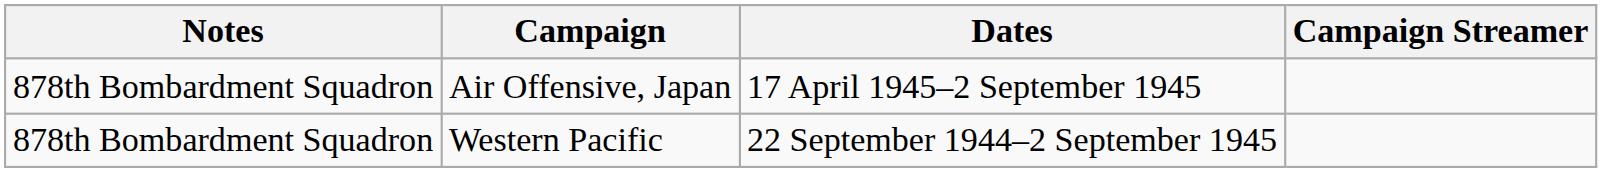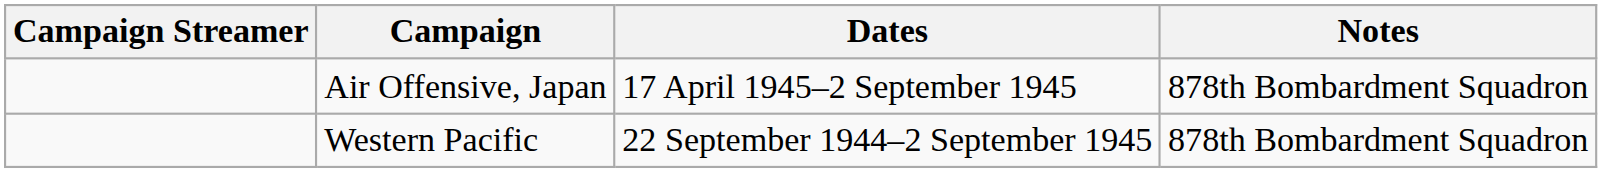columns swapped: (1441, 31) <-> (223, 31)
